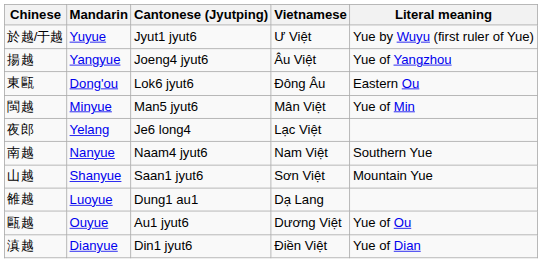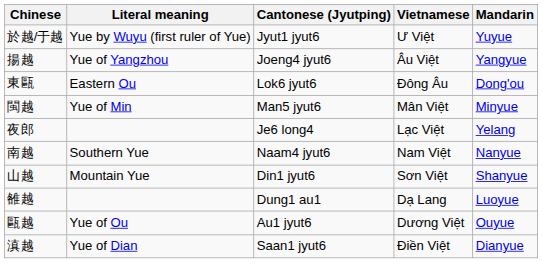columns swapped: (99, 14) <-> (443, 14)
(169, 176) Saan1 jyut6 -> (286, 176) Din1 jyut6
(163, 246) Din1 jyut6 -> (291, 246) Saan1 jyut6
